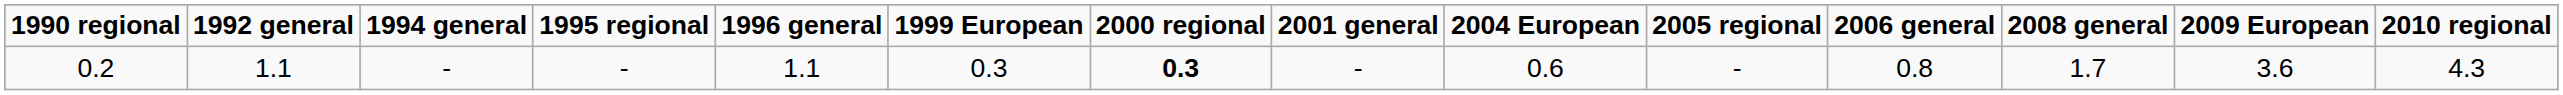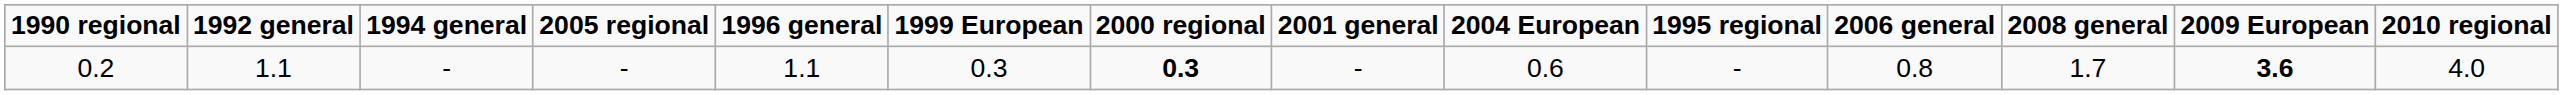columns swapped: (624, 25) <-> (1737, 25)
(2275, 67) normal -> (2275, 67) bold
(2467, 67) 4.3 -> (2467, 67) 4.0
